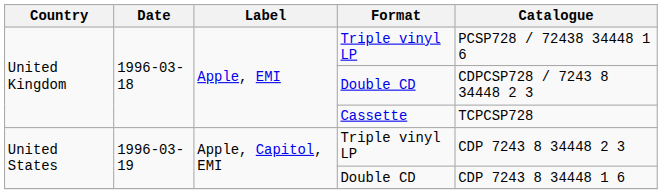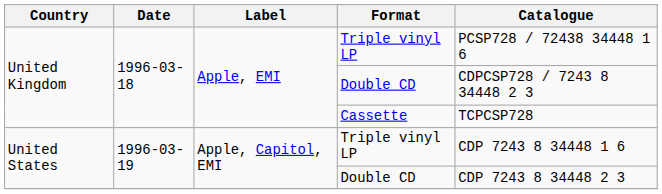(542, 147) CDP 7243 8 34448 2 3 -> (542, 147) CDP 7243 8 34448 1 6
(542, 177) CDP 7243 8 34448 1 6 -> (542, 177) CDP 7243 8 34448 2 3
